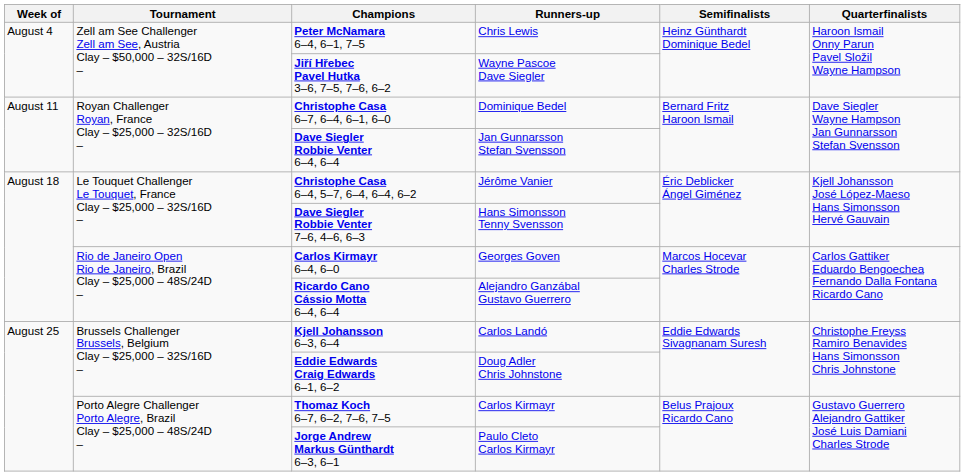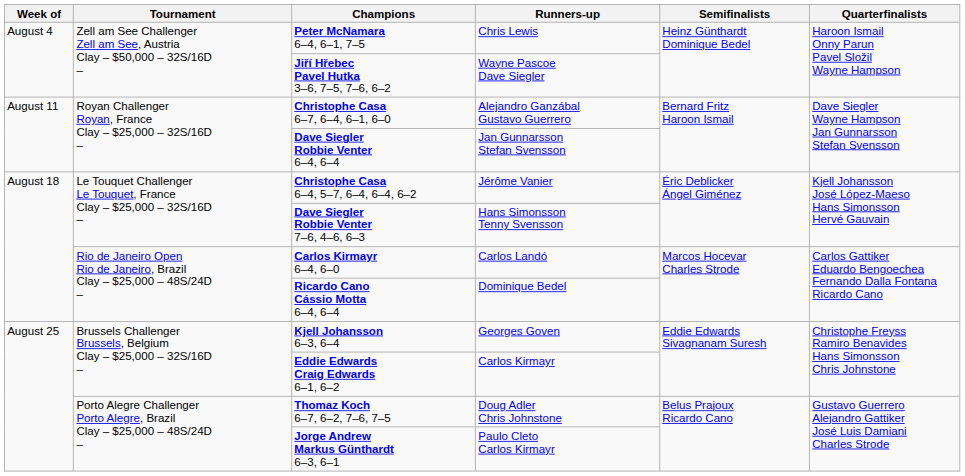(522, 106) Dominique Bedel -> (529, 112) Alejandro Ganzábal Gustavo Guerrero
(519, 255) Georges Goven -> (513, 255) Carlos Landó
(529, 293) Alejandro Ganzábal Gustavo Guerrero -> (522, 286) Dominique Bedel
(513, 330) Carlos Landó -> (519, 330) Georges Goven
(520, 367) Doug Adler Chris Johnstone -> (517, 361) Carlos Kirmayr
(517, 405) Carlos Kirmayr -> (520, 411) Doug Adler Chris Johnstone
